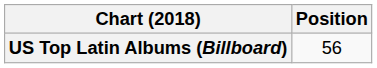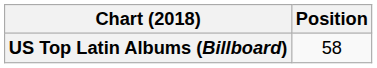(332, 47) 56 -> (332, 47) 58
